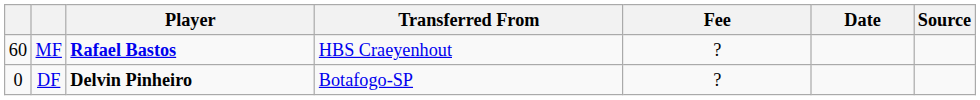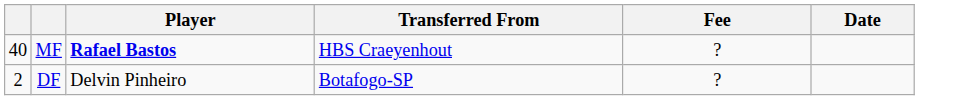- column: (945, 19)
(18, 49) 60 -> (18, 49) 40
(18, 79) 0 -> (18, 79) 2
(131, 79) bold -> (128, 79) normal
